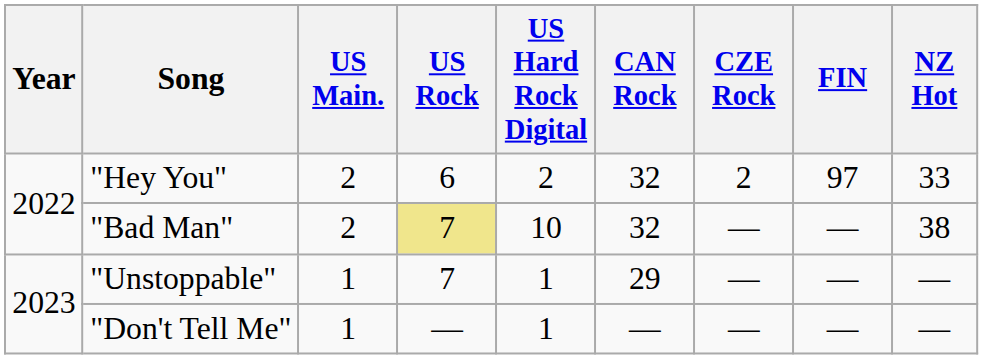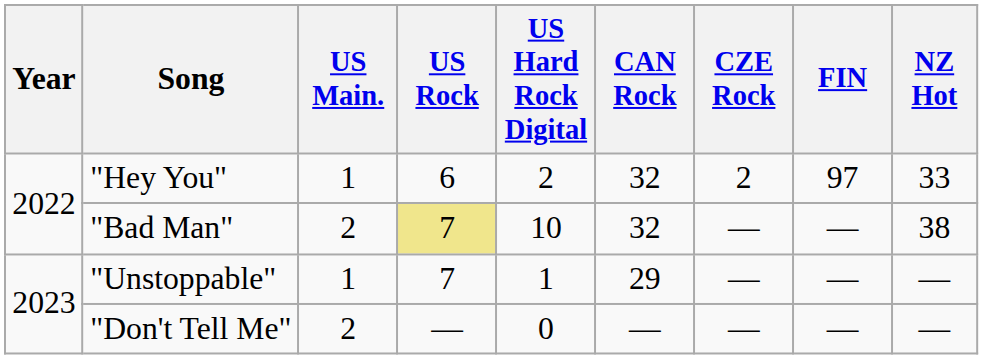(348, 177) 2 -> (348, 177) 1
(348, 328) 1 -> (348, 328) 2
(546, 328) 1 -> (546, 328) 0
